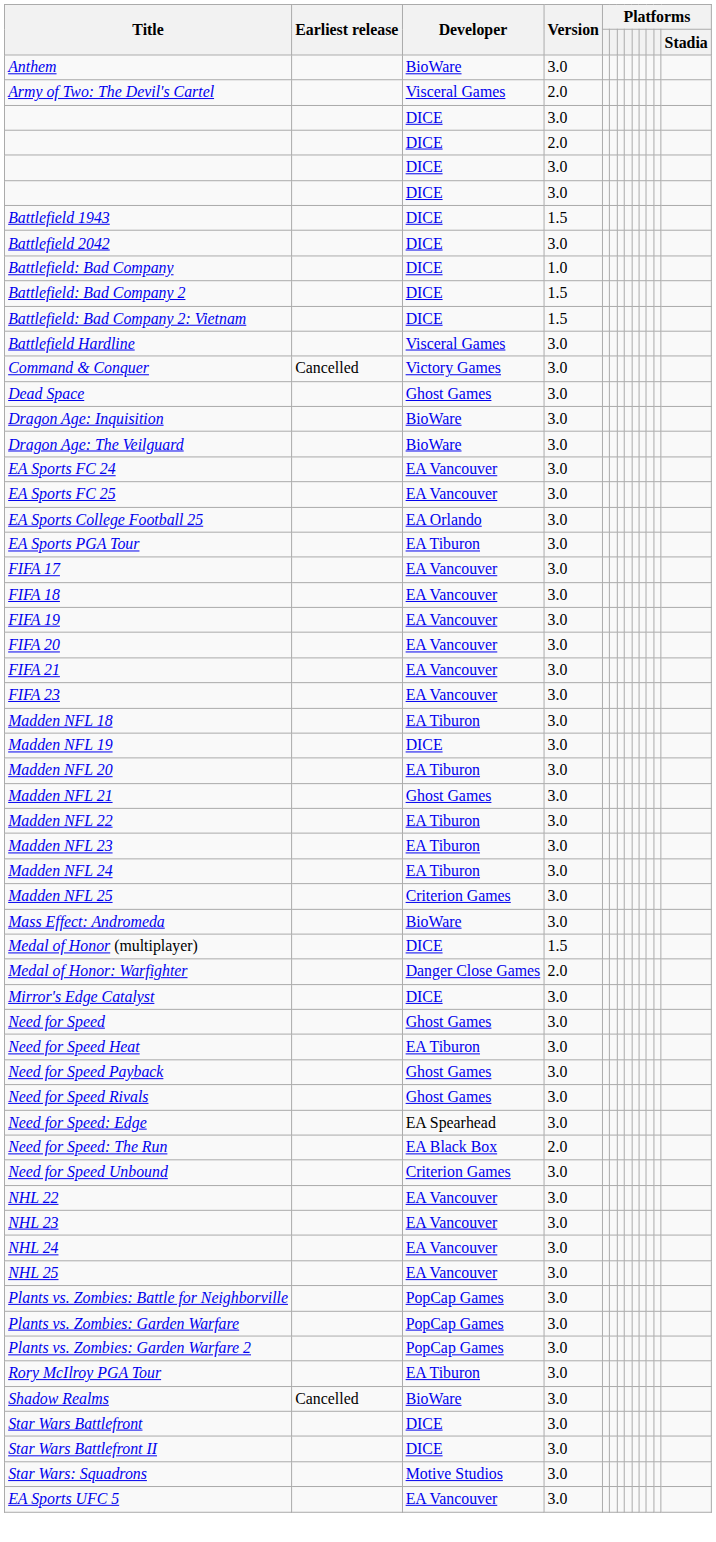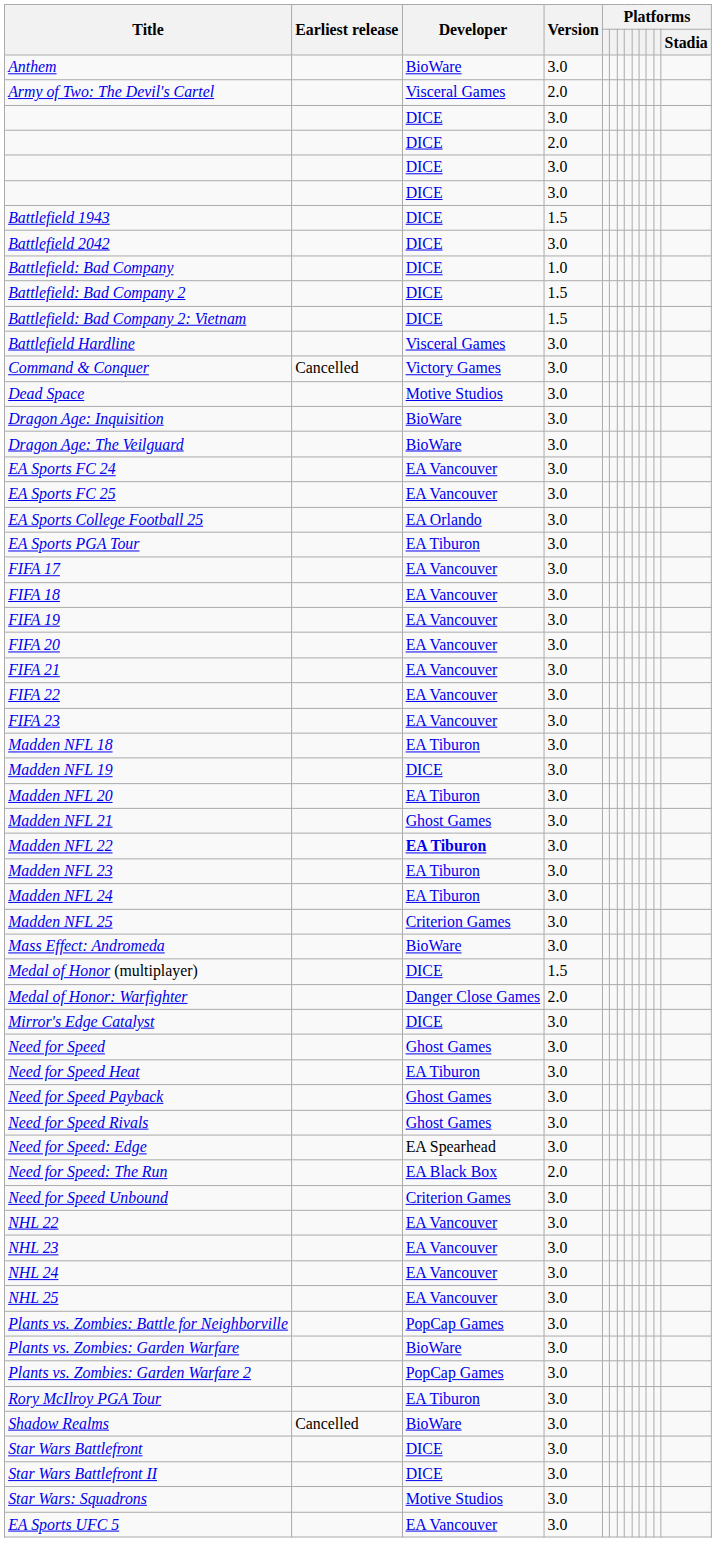(449, 393) Ghost Games -> (454, 393) Motive Studios
+ row: (34, 695)
(443, 820) normal -> (446, 846) bold
(455, 1323) PopCap Games -> (434, 1348) BioWare
